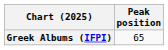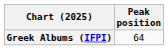(139, 38) 65 -> (139, 38) 64
